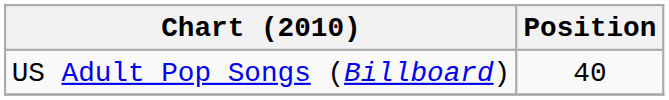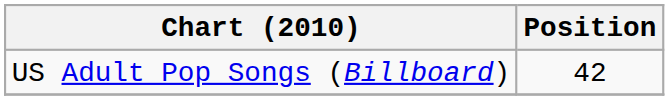(590, 73) 40 -> (590, 73) 42
